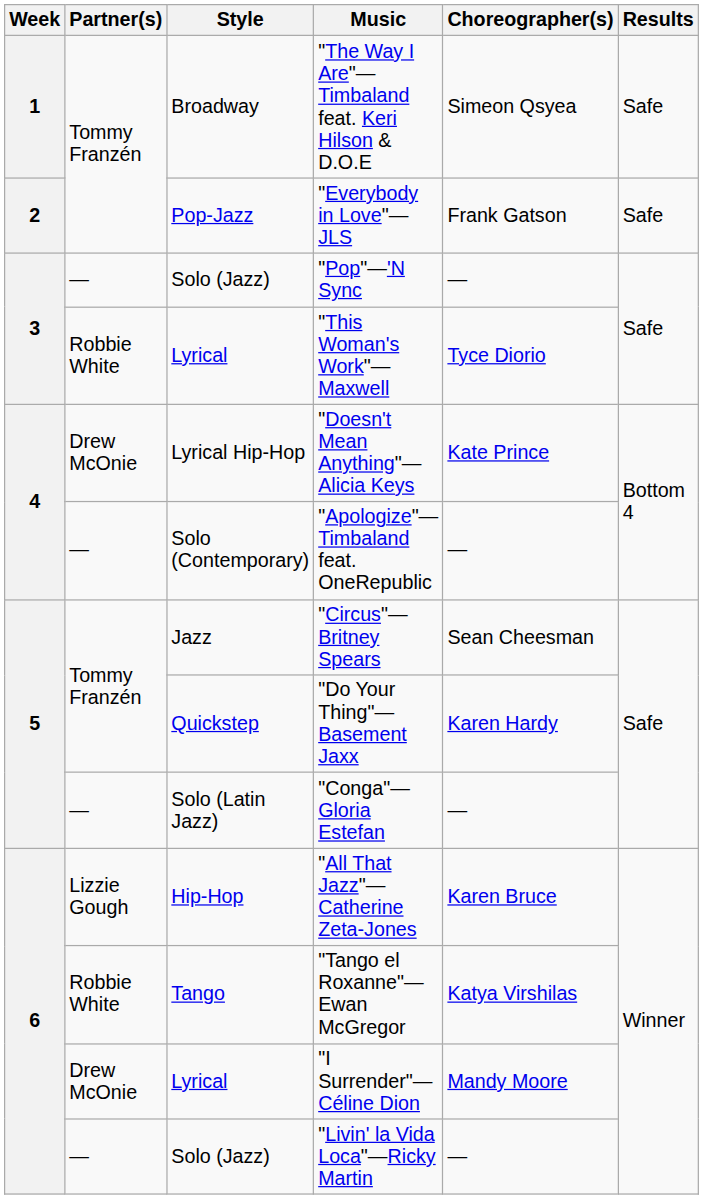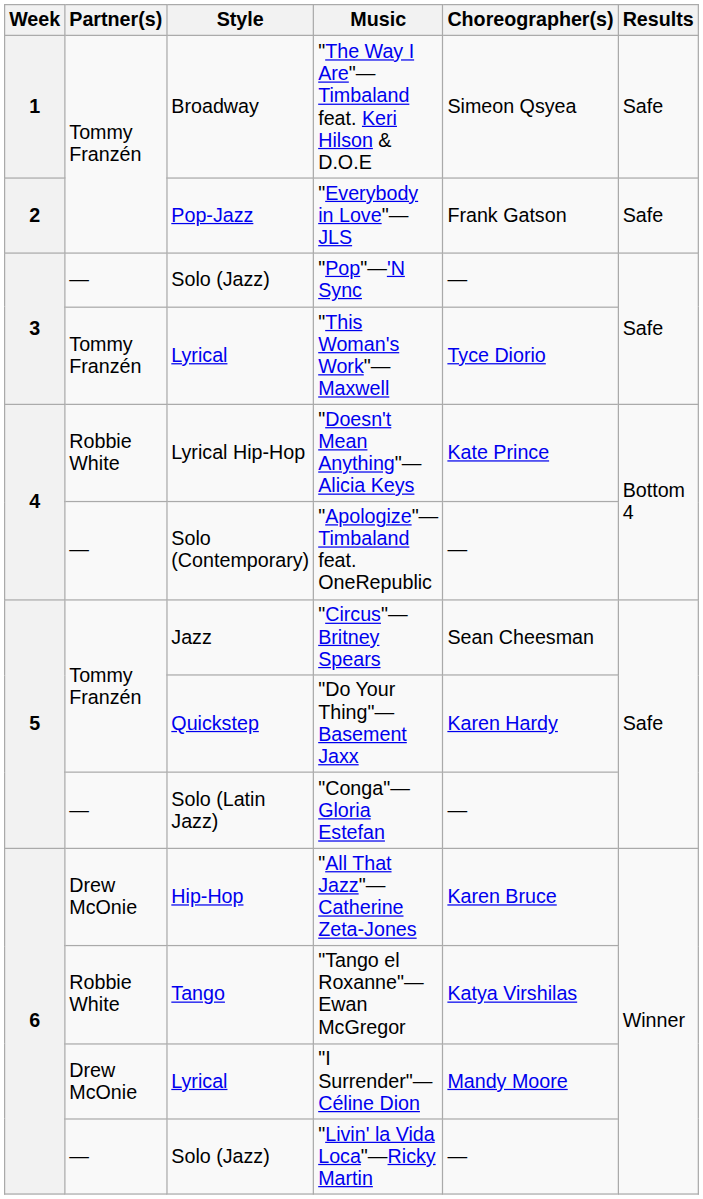(100, 355) Robbie White -> (105, 355) Tommy Franzén
(103, 452) Drew McOnie -> (100, 452) Robbie White
(99, 896) Lizzie Gough -> (103, 896) Drew McOnie
